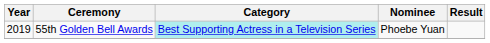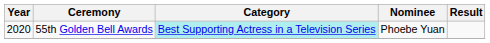(19, 30) 2019 -> (19, 30) 2020
